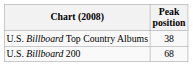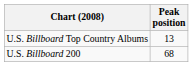(169, 38) 38 -> (169, 38) 13
